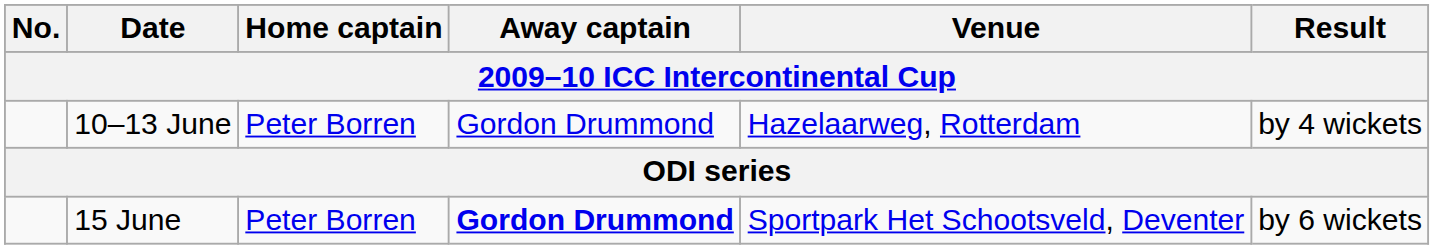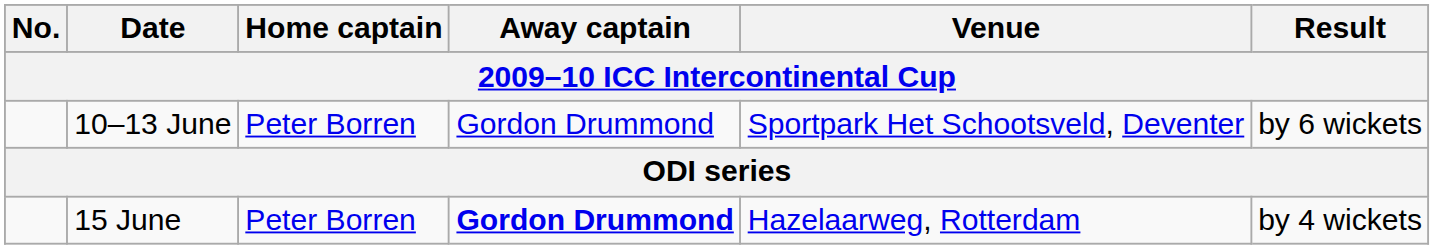(914, 123) Hazelaarweg, Rotterdam -> (996, 123) Sportpark Het Schootsveld, Deventer
(1340, 123) by 4 wickets -> (1340, 123) by 6 wickets
(996, 219) Sportpark Het Schootsveld, Deventer -> (914, 219) Hazelaarweg, Rotterdam
(1340, 219) by 6 wickets -> (1340, 219) by 4 wickets
